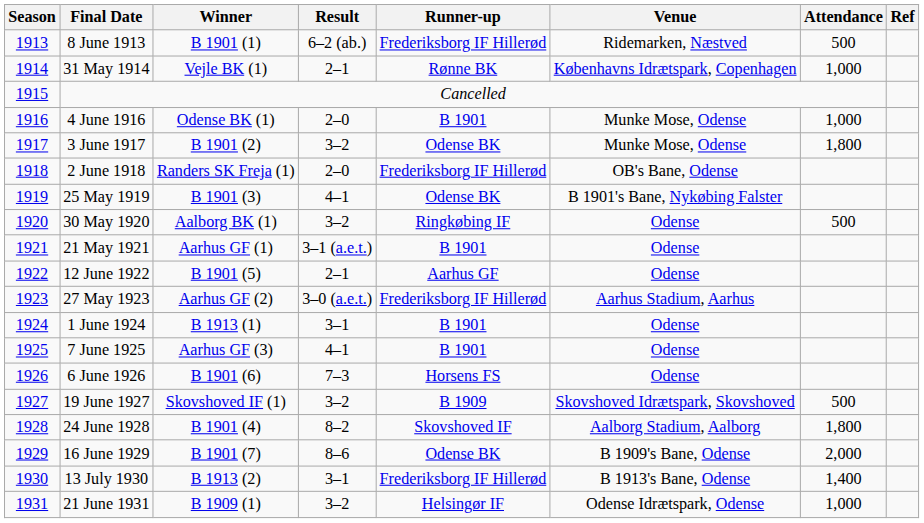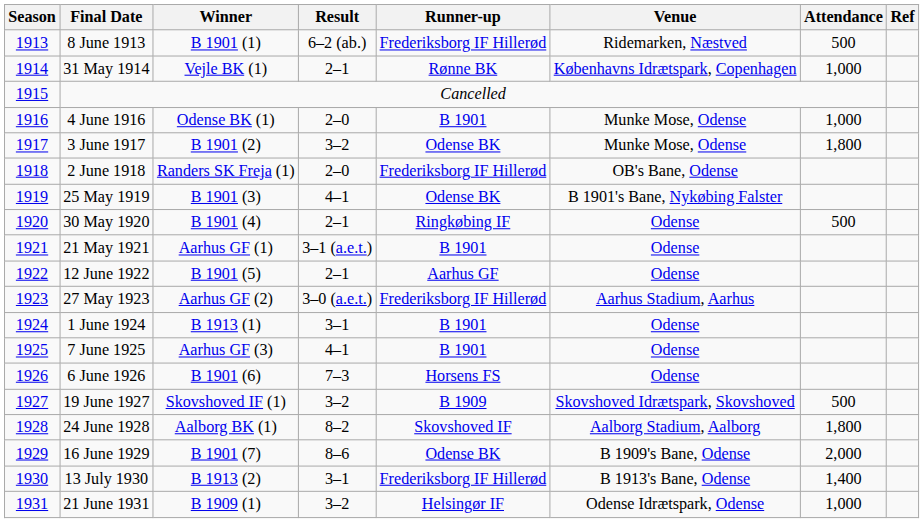(226, 222) Aalborg BK (1) -> (226, 222) B 1901 (4)
(337, 222) 3–2 -> (337, 222) 2–1
(226, 427) B 1901 (4) -> (226, 427) Aalborg BK (1)
